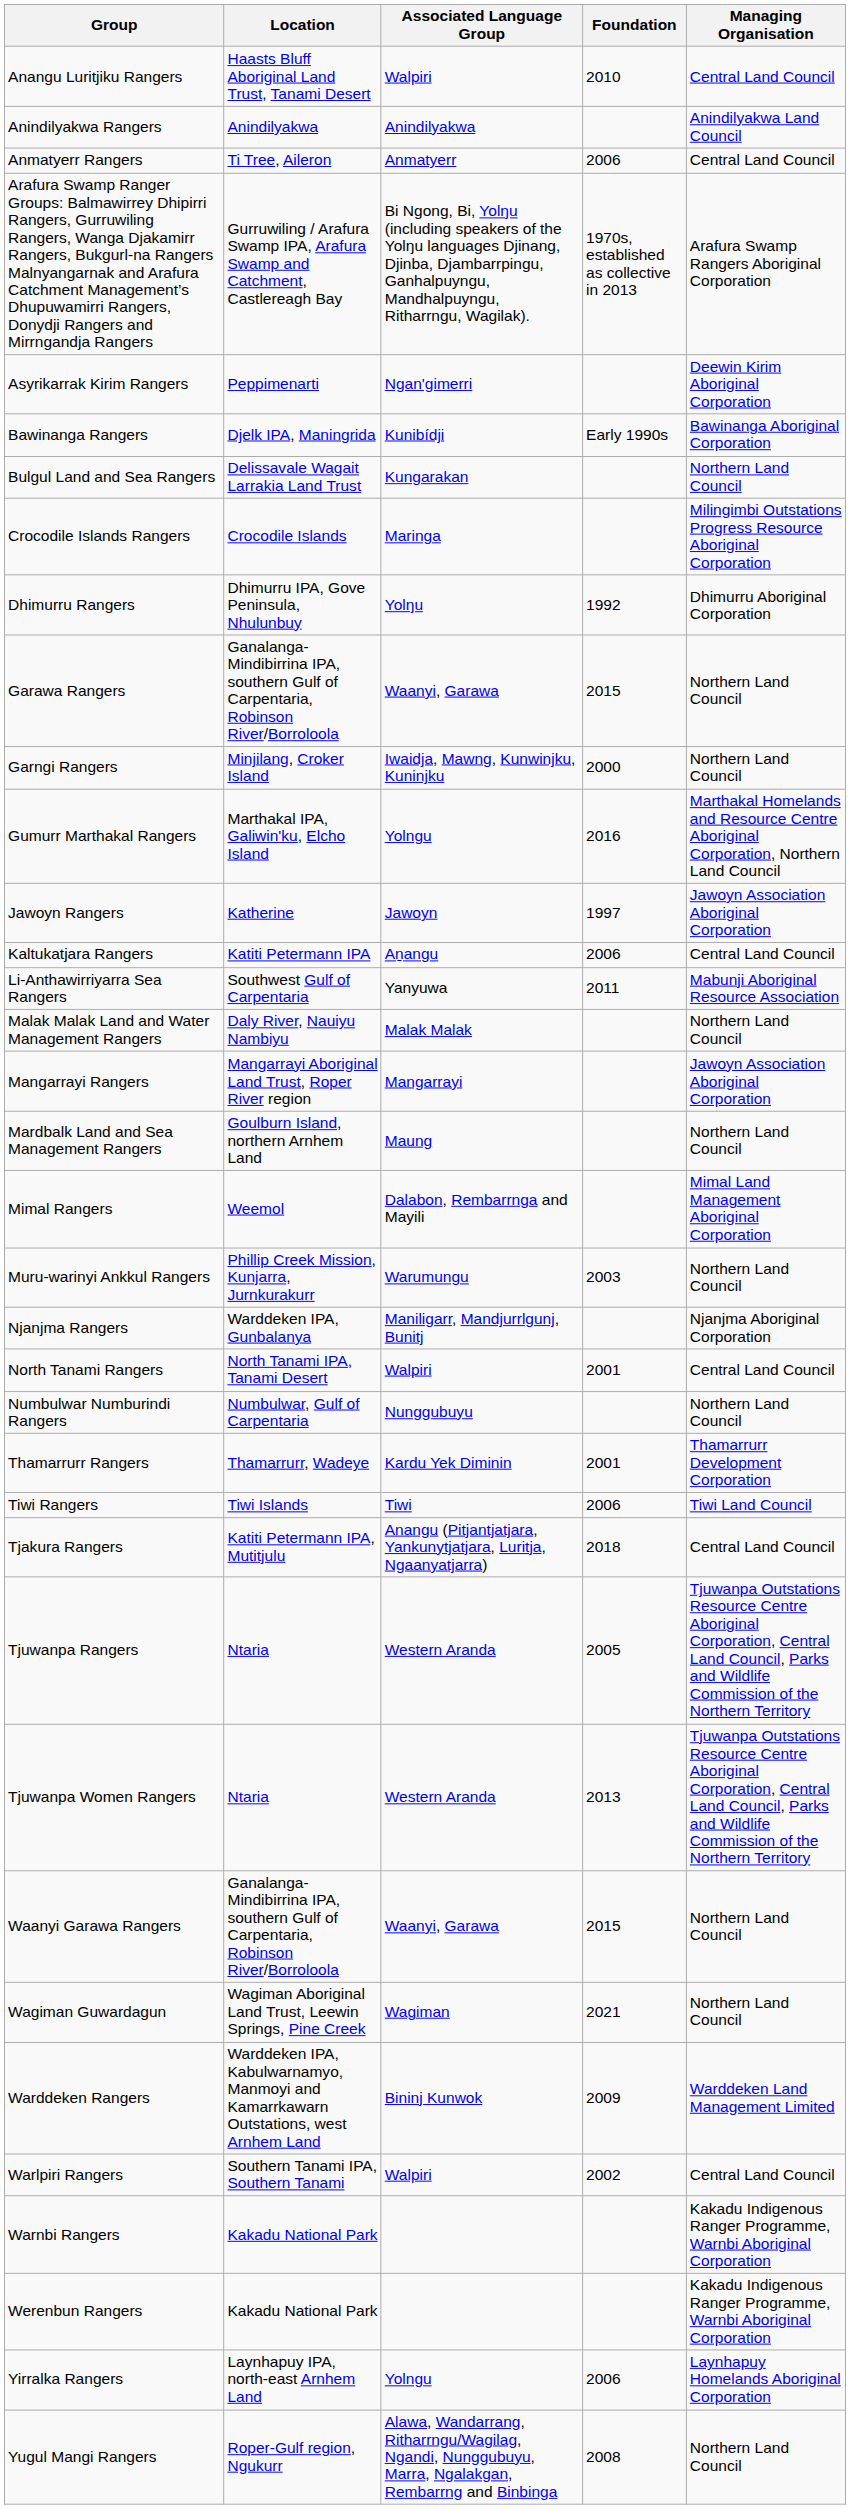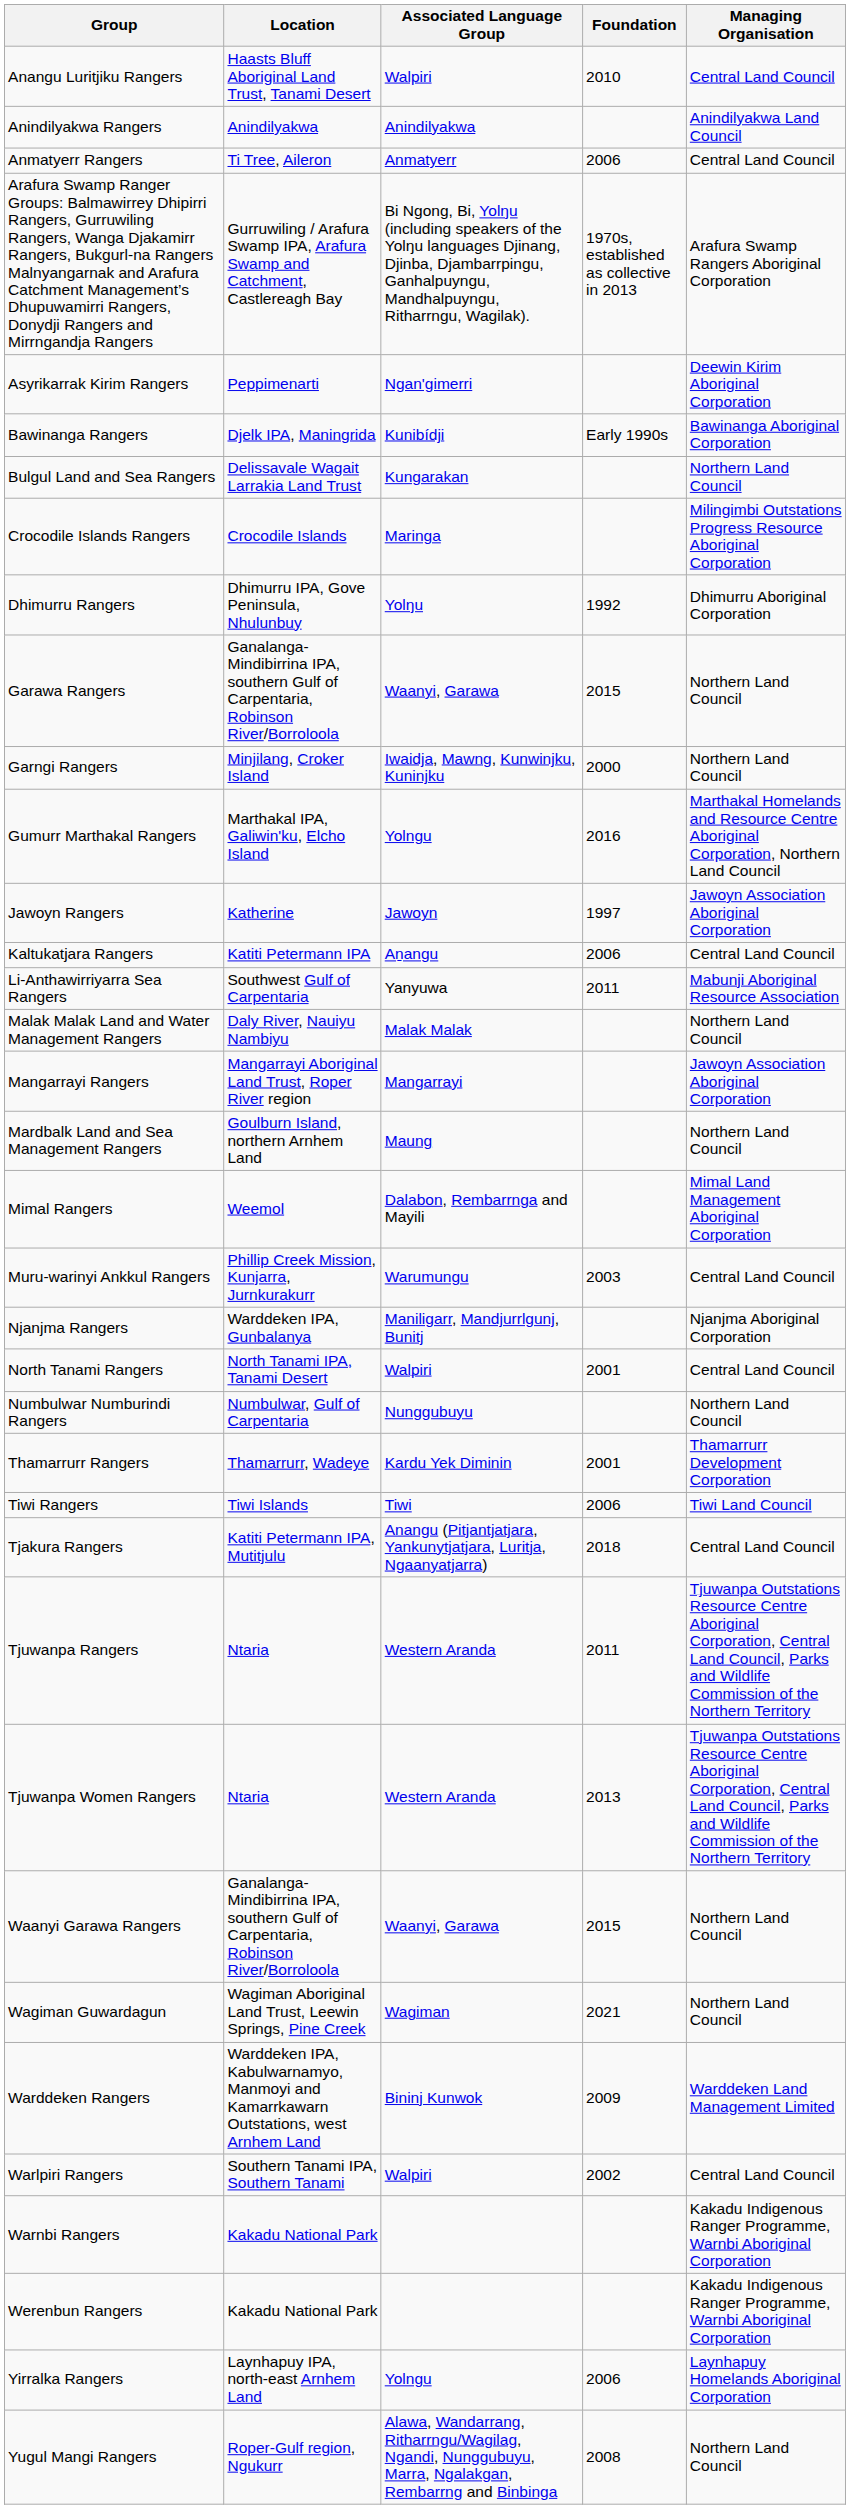(739, 1277) Northern Land Council -> (762, 1277) Central Land Council
(603, 1650) 2005 -> (603, 1650) 2011
